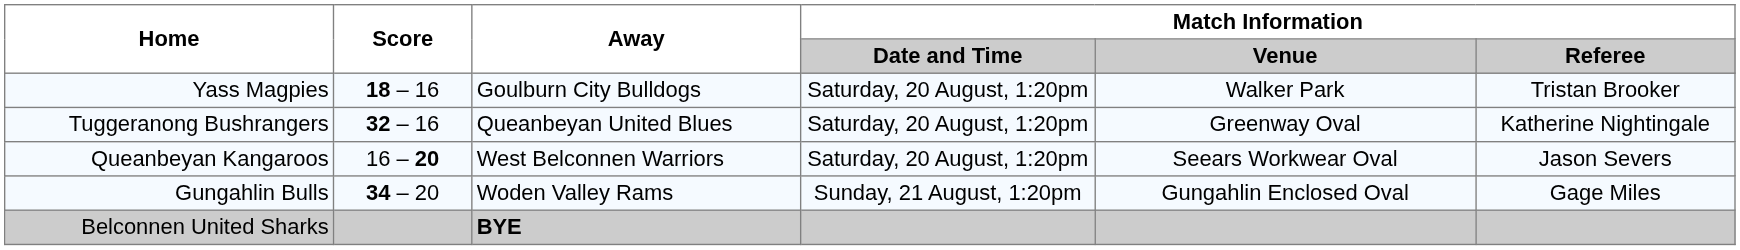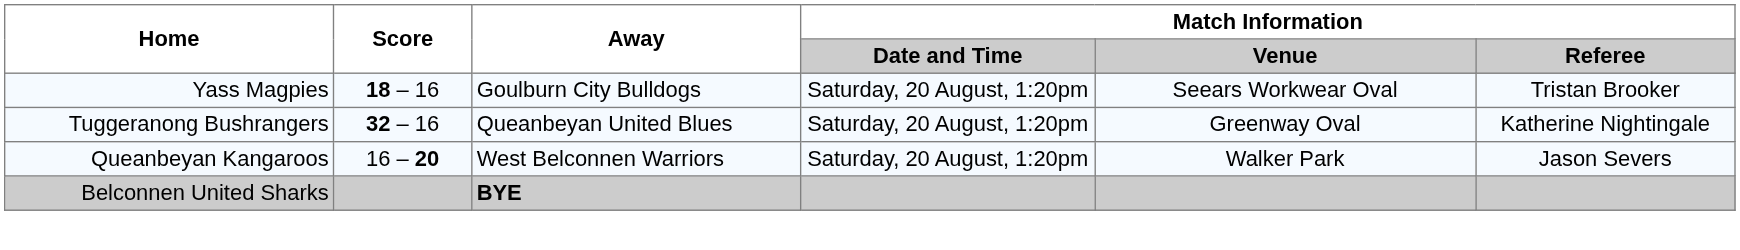(1285, 90) Walker Park -> (1285, 90) Seears Workwear Oval
(1285, 158) Seears Workwear Oval -> (1285, 158) Walker Park
- row: (252, 192)
